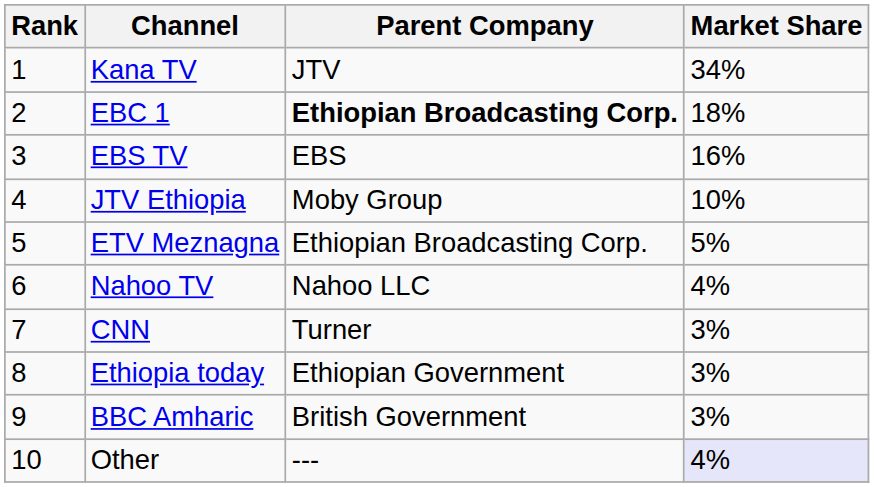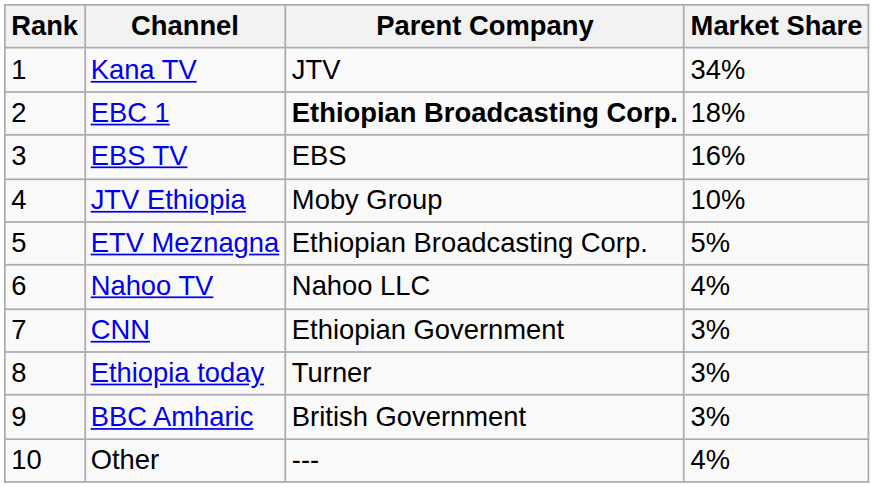(332, 329) Turner -> (428, 329) Ethiopian Government
(428, 373) Ethiopian Government -> (332, 373) Turner
(710, 460) lavender background -> (710, 460) no background
